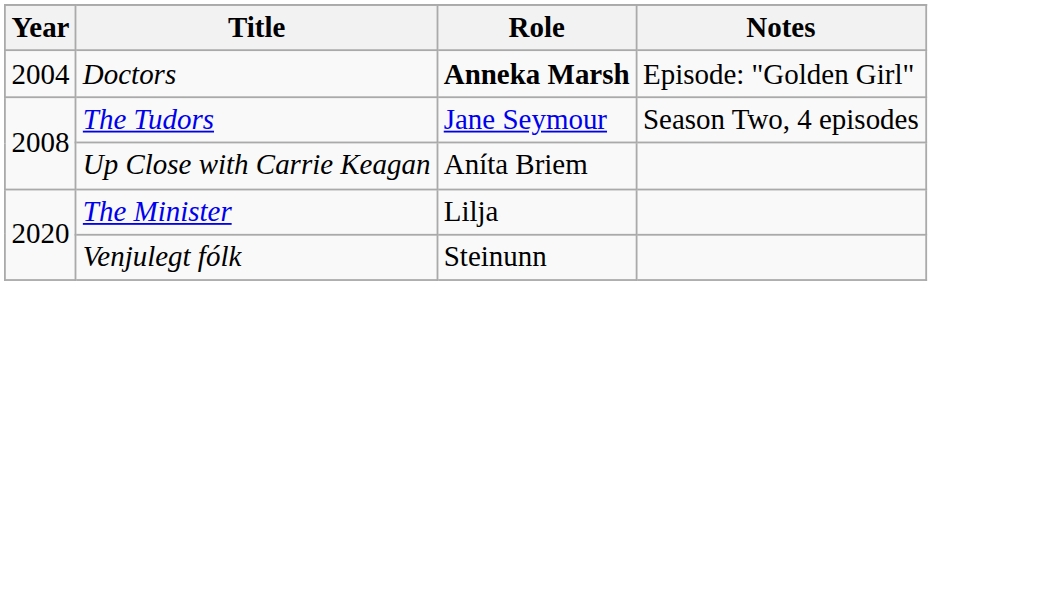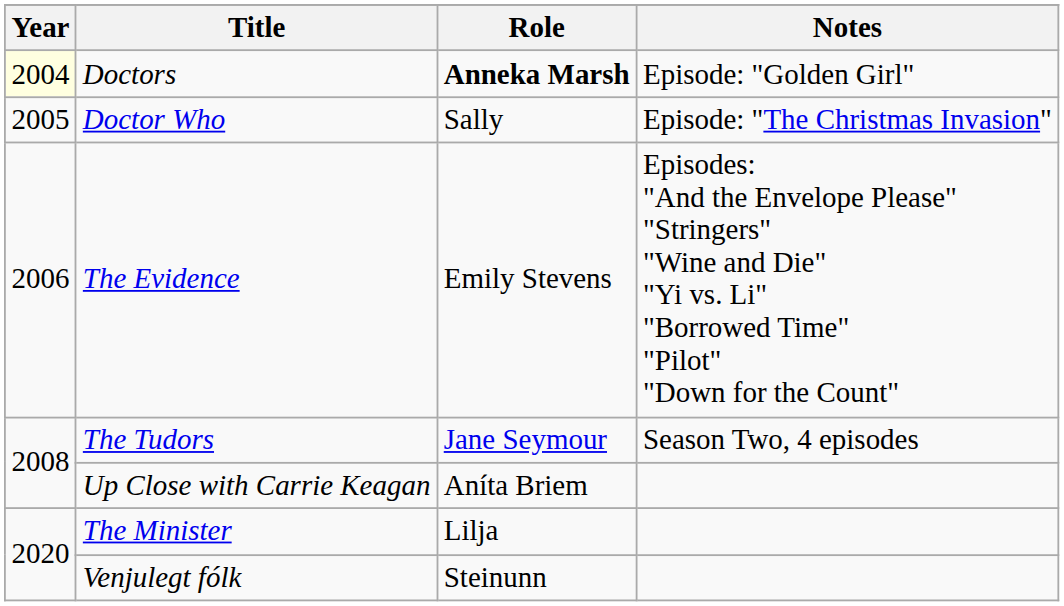(41, 73) no background -> (41, 73) lightyellow background
+ row: (154, 119)
+ row: (161, 279)
